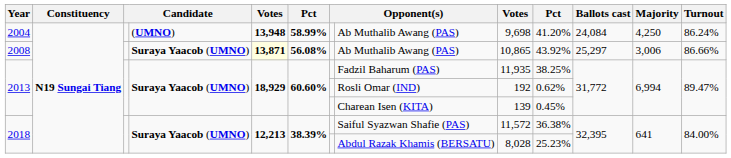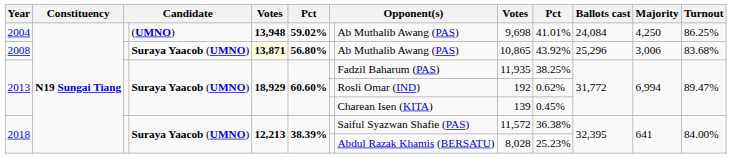(309, 32) 58.99% -> (309, 32) 59.02%
(553, 32) 41.20% -> (553, 32) 41.01%
(701, 32) 86.24% -> (701, 32) 86.25%
(309, 50) 56.08% -> (309, 50) 56.80%
(591, 50) 25,297 -> (591, 50) 25,296
(701, 50) 86.66% -> (701, 50) 83.68%
